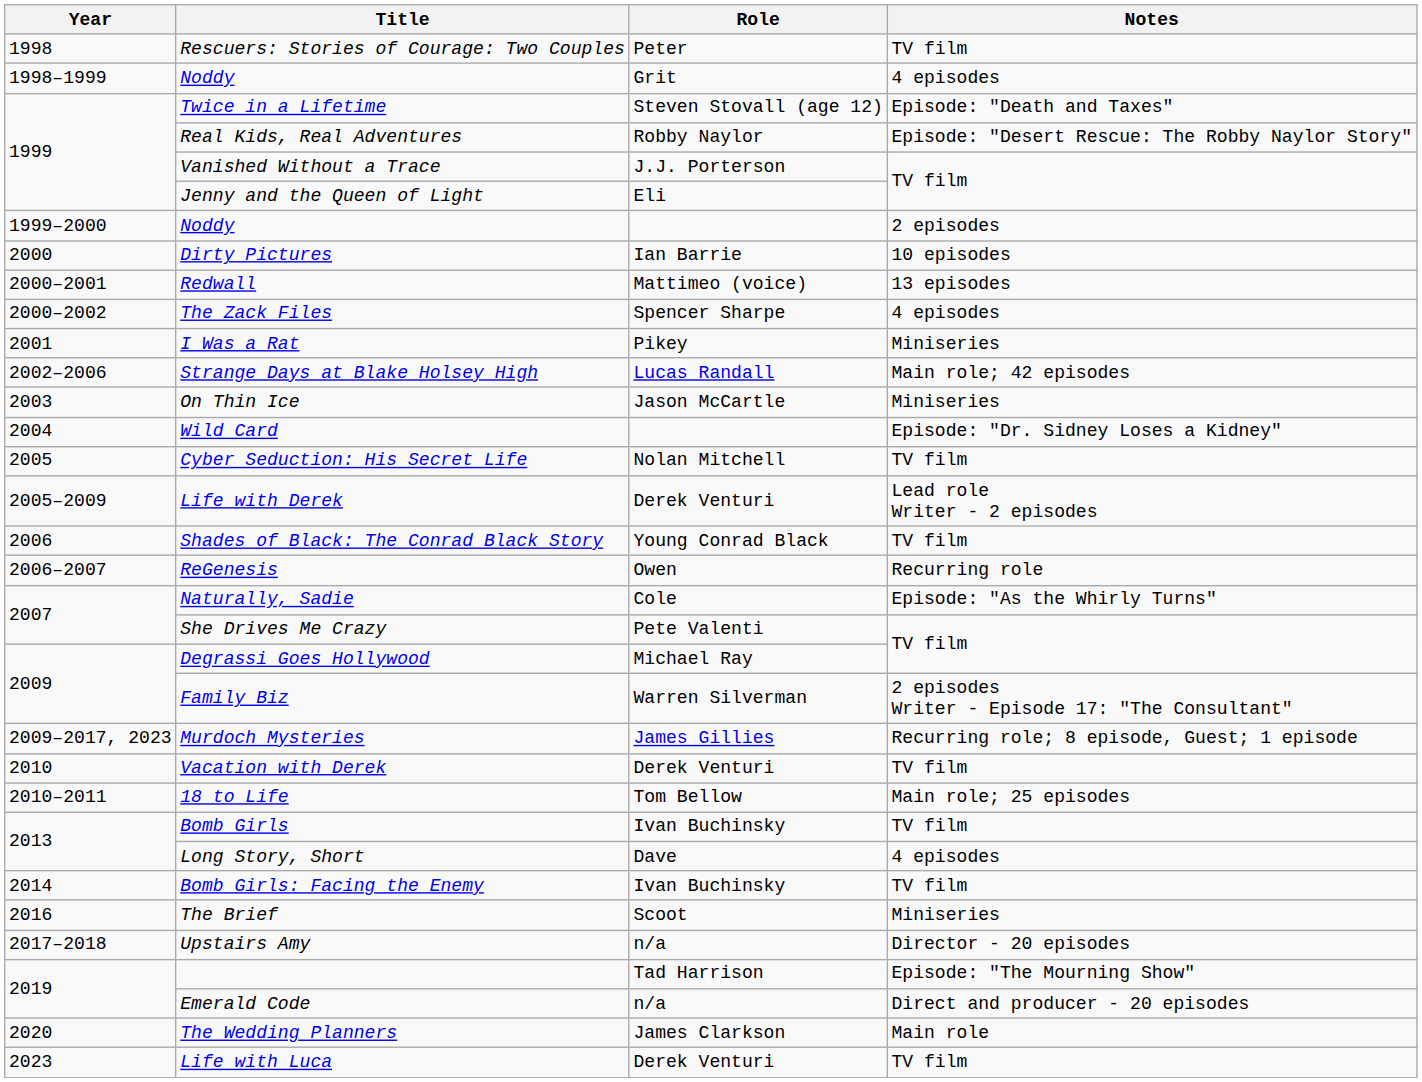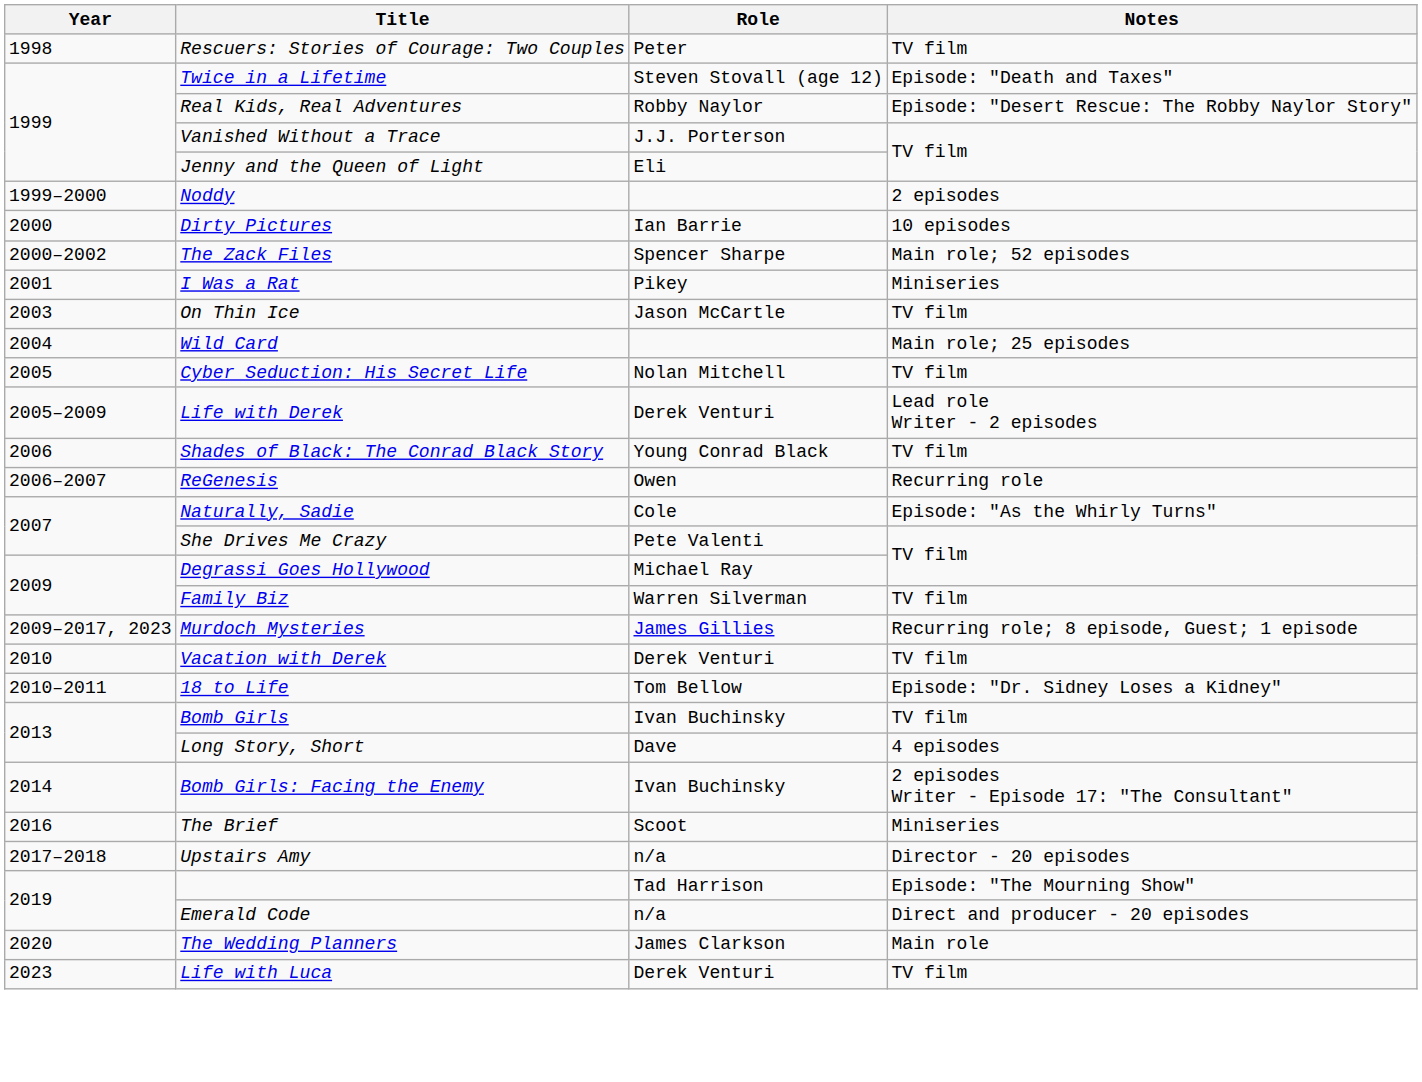- row: (207, 78)
- row: (218, 284)
(946, 314) 4 episodes -> (1011, 255) Main role; 52 episodes
- row: (359, 373)
(946, 402) Miniseries -> (929, 314) TV film
(1087, 432) Episode: "Dr. Sidney Loses a Kidney" -> (1011, 343) Main role; 25 episodes
(1092, 699) 2 episodes Writer - Episode 17: "The Consultant" -> (929, 600) TV film
(1011, 797) Main role; 25 episodes -> (1087, 688) Episode: "Dr. Sidney Loses a Kidney"
(929, 886) TV film -> (1092, 787) 2 episodes Writer - Episode 17: "The Consultant"
